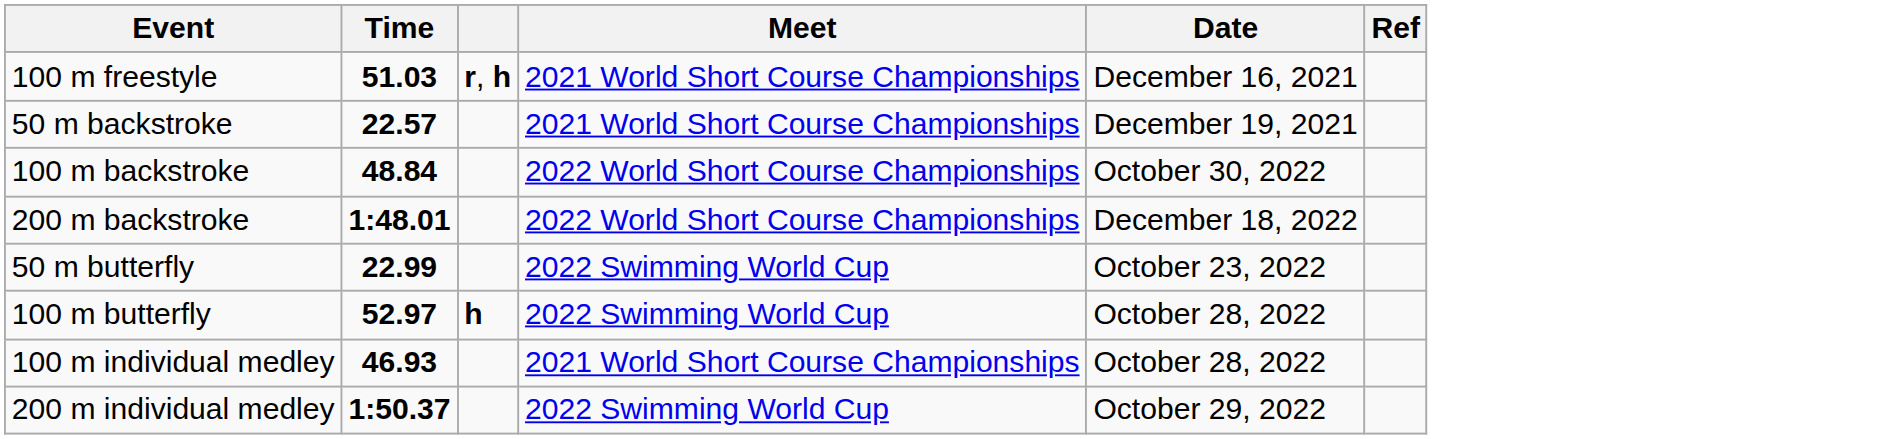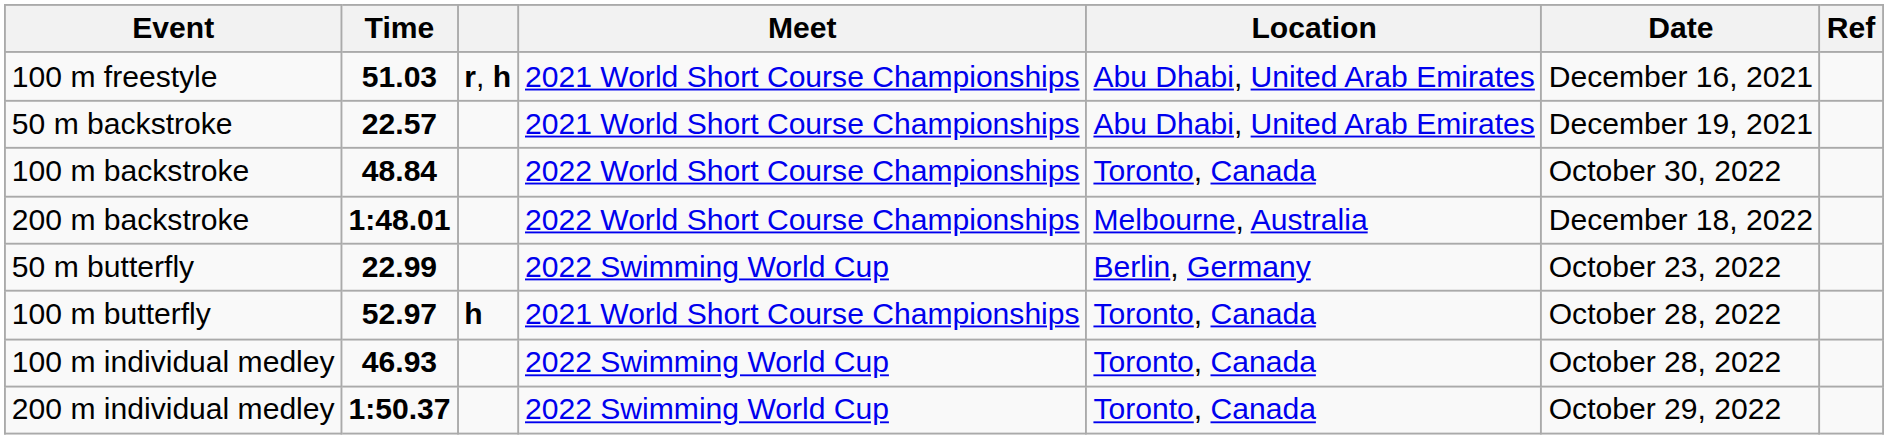+ column: (1314, 28)
(707, 314) 2022 Swimming World Cup -> (802, 314) 2021 World Short Course Championships
(802, 362) 2021 World Short Course Championships -> (707, 362) 2022 Swimming World Cup
